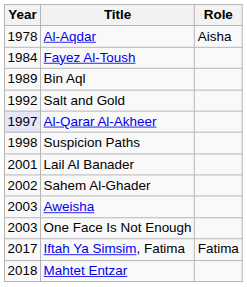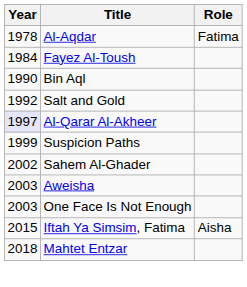(215, 36) Aisha -> (218, 36) Fatima
(22, 79) 1989 -> (22, 79) 1990
(22, 143) 1998 -> (22, 143) 1999
- row: (89, 164)
(22, 249) 2017 -> (22, 228) 2015
(218, 249) Fatima -> (215, 228) Aisha
